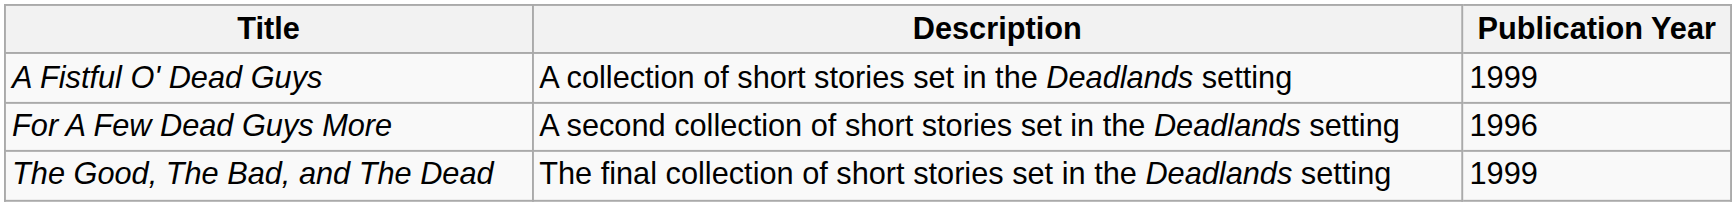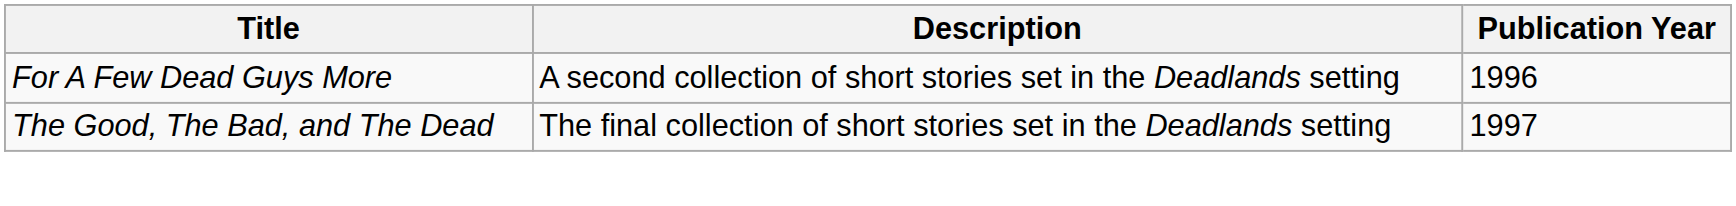- row: (167, 77)
(1504, 175) 1999 -> (1504, 126) 1997
